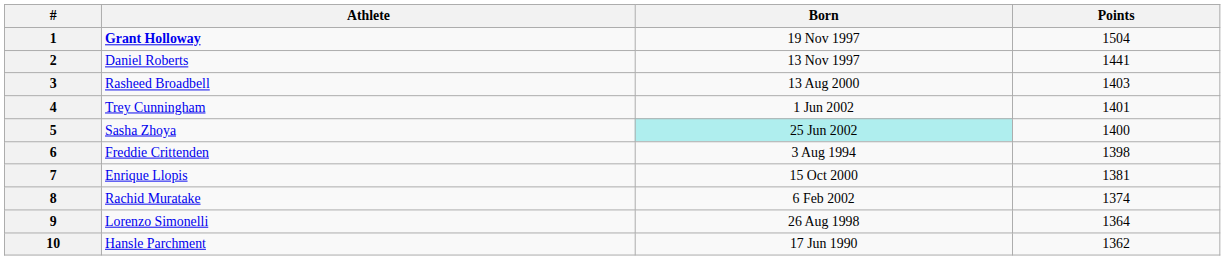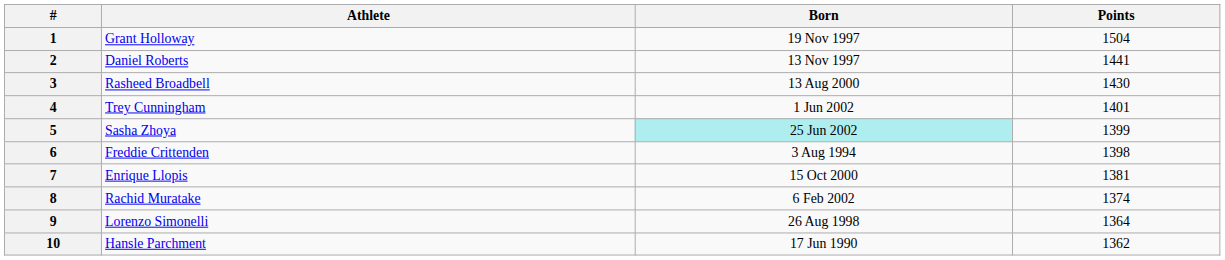(153, 39) bold -> (150, 39) normal
(1116, 84) 1403 -> (1116, 84) 1430
(1116, 130) 1400 -> (1116, 130) 1399
